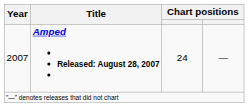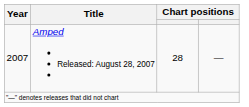(96, 53) bold -> (94, 53) normal
(182, 58) 24 -> (178, 58) 28
